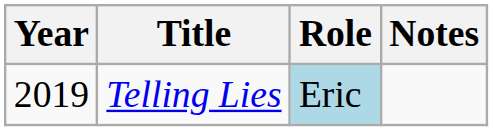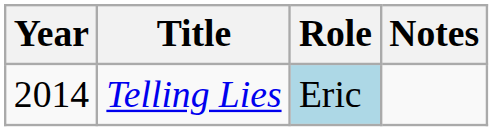(51, 93) 2019 -> (51, 93) 2014
